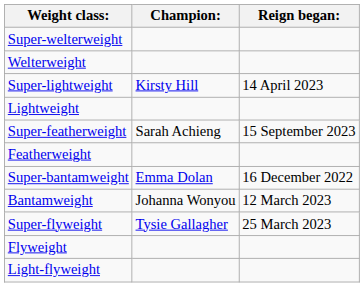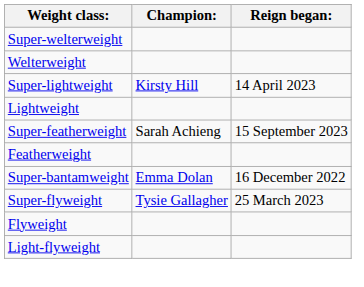- row: (50, 200)
